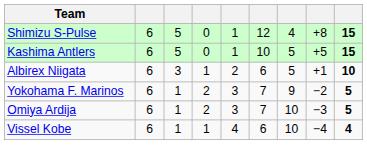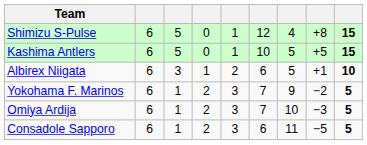+ row: (61, 129)
- row: (39, 129)
